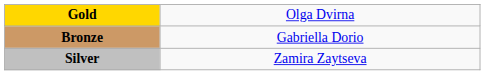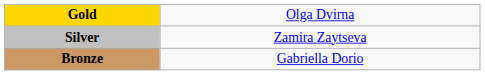rows swapped: (82, 59) <-> (82, 37)
